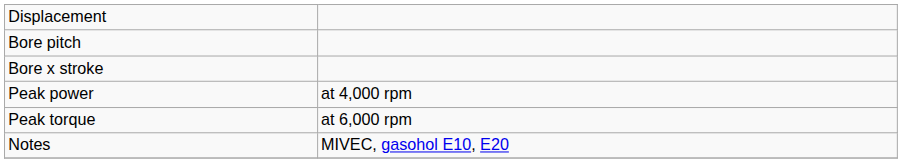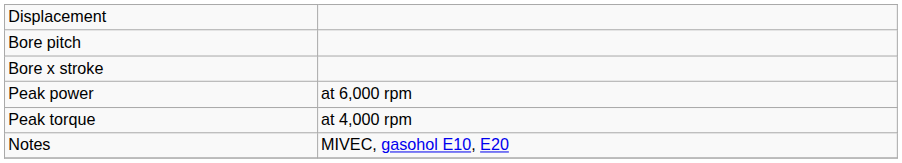(366, 94) at 4,000 rpm -> (366, 94) at 6,000 rpm
(366, 119) at 6,000 rpm -> (366, 119) at 4,000 rpm
